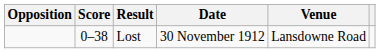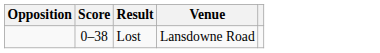- column: (212, 15)
